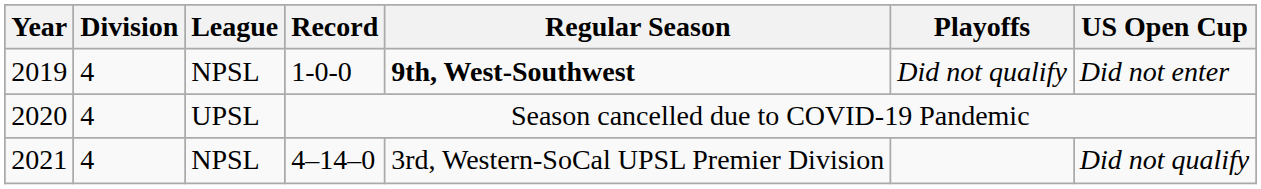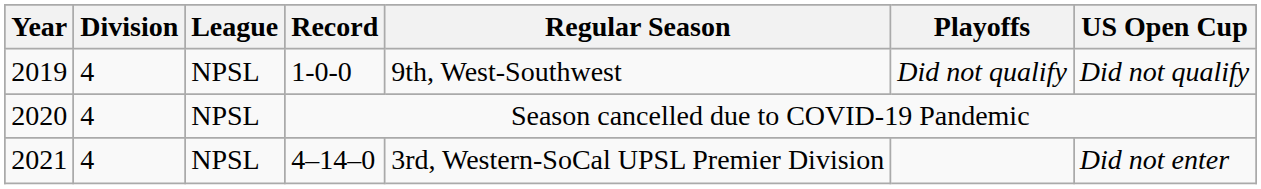(513, 71) bold -> (506, 71) normal
(1154, 71) Did not enter -> (1165, 71) Did not qualify
(225, 115) UPSL -> (225, 115) NPSL
(1165, 159) Did not qualify -> (1154, 159) Did not enter
